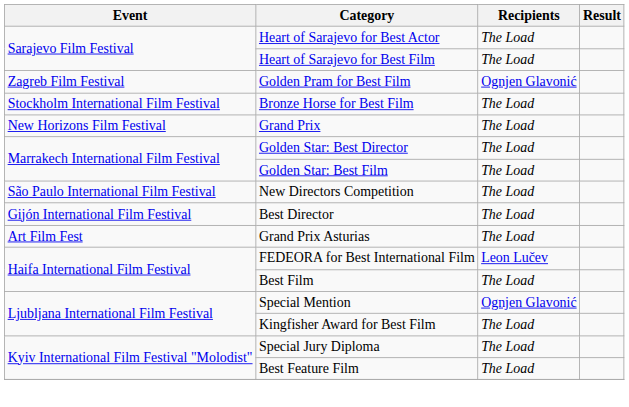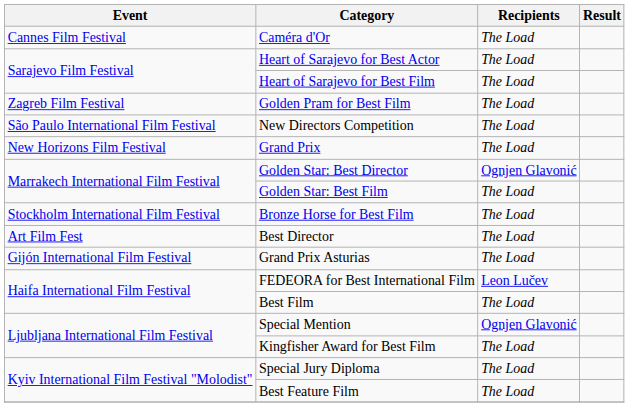+ row: (294, 37)
(529, 81) Ognjen Glavonić -> (508, 103) The Load
rows swapped: (336, 103) <-> (336, 192)
(508, 147) The Load -> (529, 170) Ognjen Glavonić
(99, 214) Gijón International Film Festival -> (45, 236) Art Film Fest
(45, 236) Art Film Fest -> (99, 258) Gijón International Film Festival
